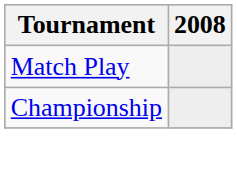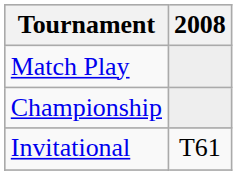+ row: (71, 148)
